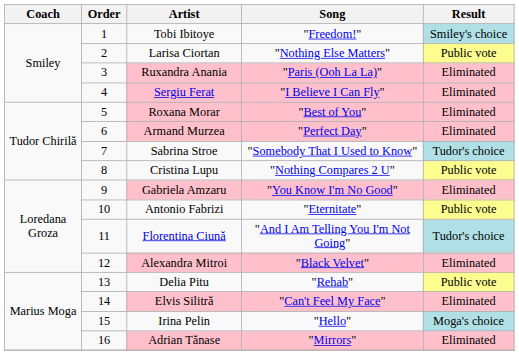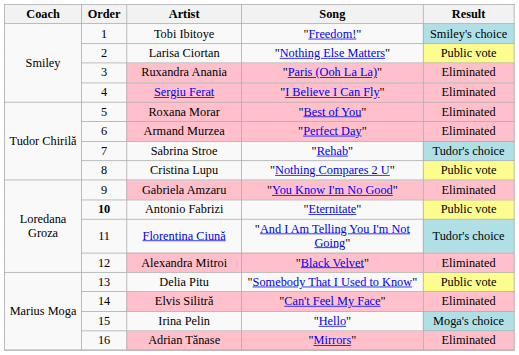(332, 151) "Somebody That I Used to Know" -> (332, 151) "Rehab"
(104, 209) normal -> (104, 209) bold
(332, 282) "Rehab" -> (332, 282) "Somebody That I Used to Know"
